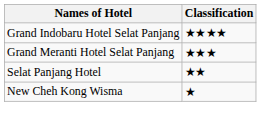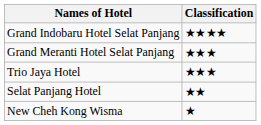+ row: (44, 72)
